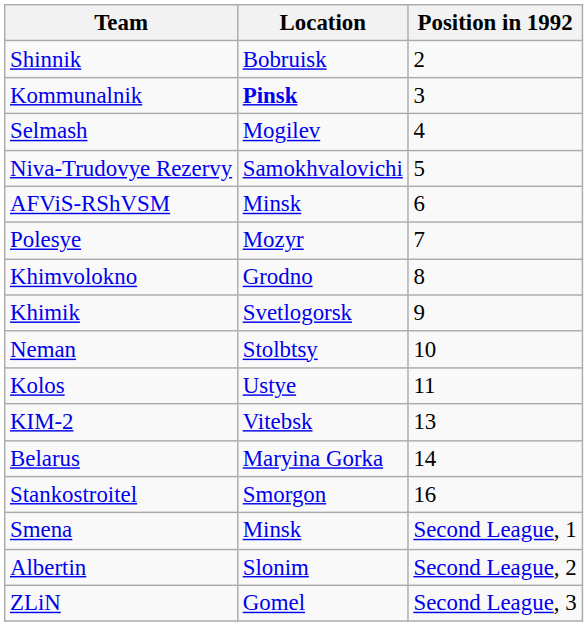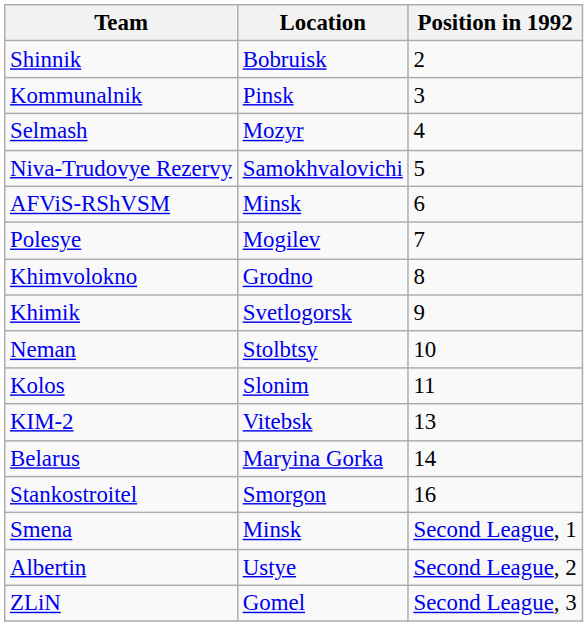(270, 95) bold -> (268, 95) normal
(281, 131) Mogilev -> (273, 131) Mozyr
(273, 240) Mozyr -> (281, 240) Mogilev
(269, 385) Ustye -> (276, 385) Slonim
(276, 566) Slonim -> (269, 566) Ustye
